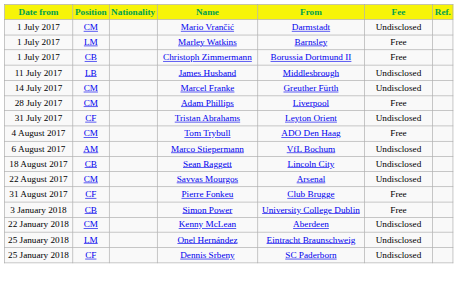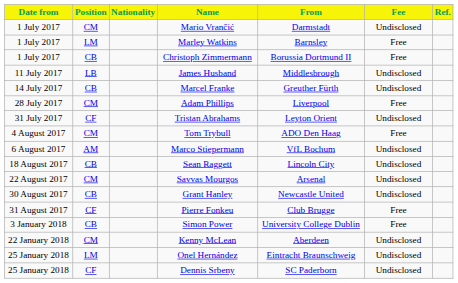(91, 88) CM -> (91, 88) CB
+ row: (207, 194)
